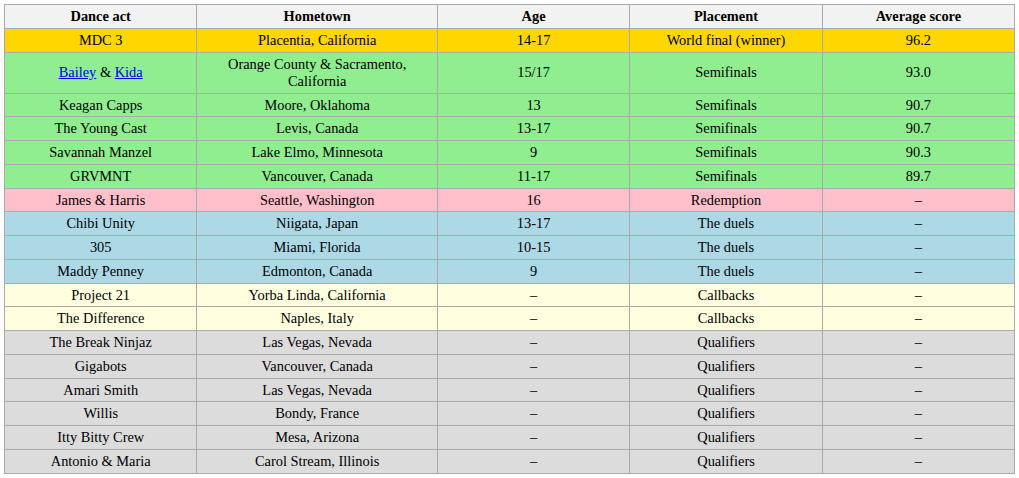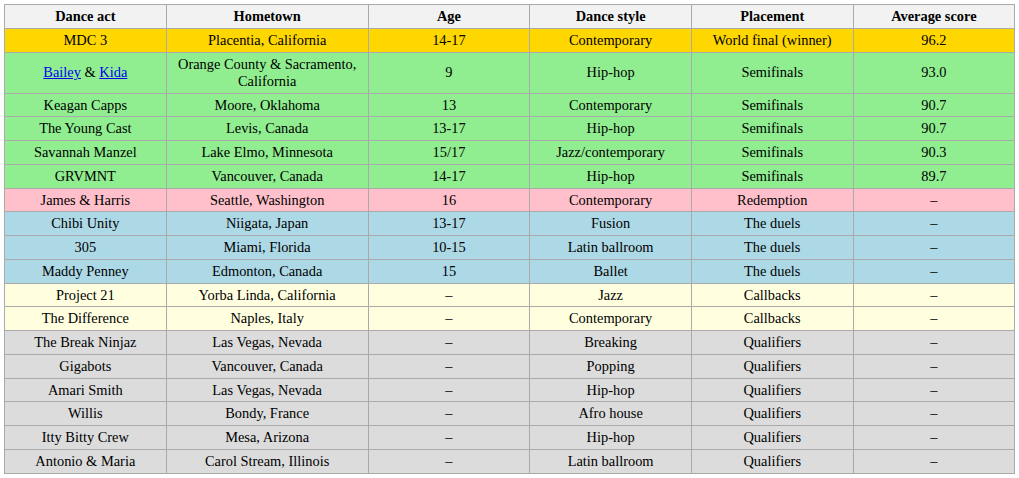+ column: (611, 16)
(534, 72) 15/17 -> (449, 72) 9
(534, 152) 9 -> (449, 152) 15/17
(534, 176) 11-17 -> (449, 176) 14-17
(534, 271) 9 -> (449, 271) 15
